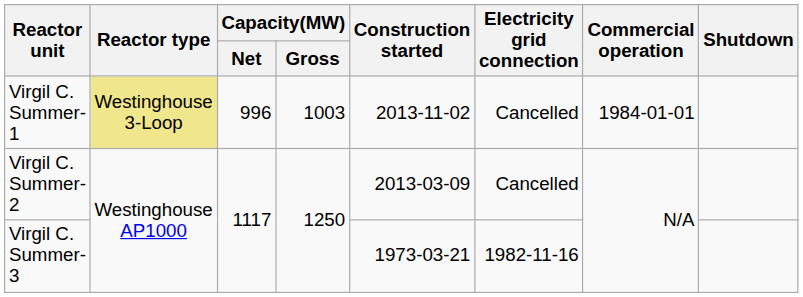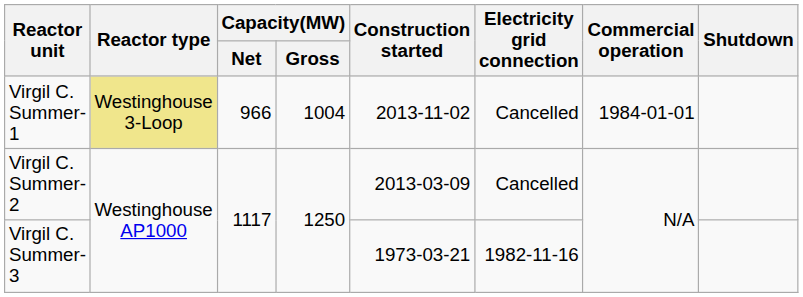(256, 112) 996 -> (256, 112) 966
(324, 112) 1003 -> (324, 112) 1004
